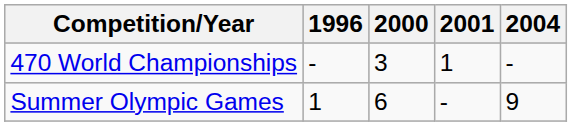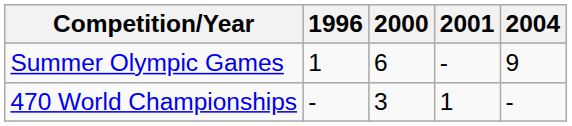rows swapped: (147, 101) <-> (154, 62)
